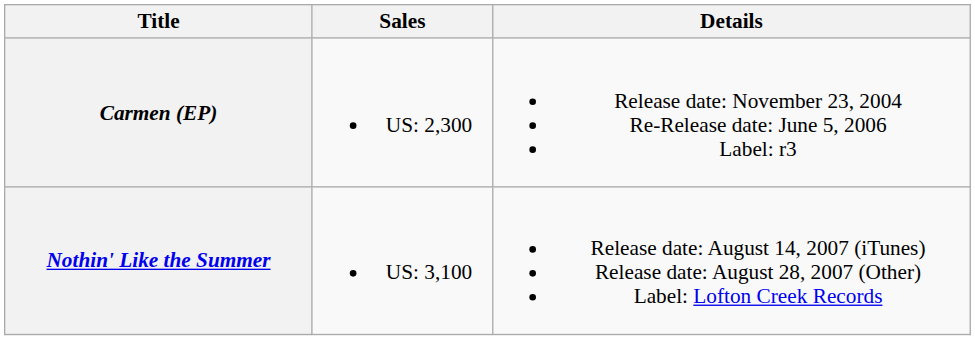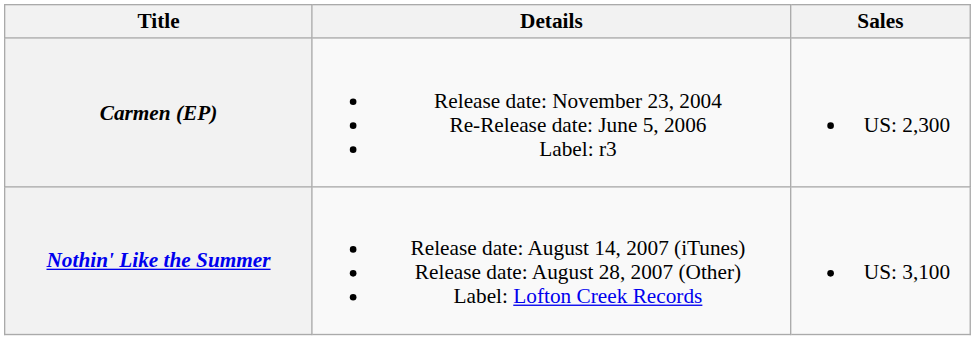columns swapped: (731, 21) <-> (402, 21)
